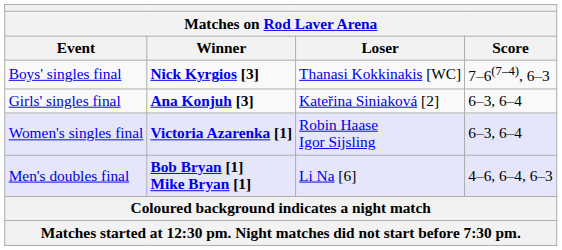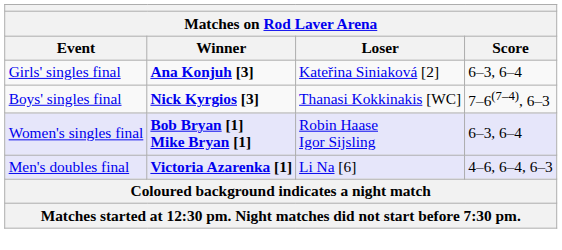rows swapped: (65, 100) <-> (65, 74)
(221, 133) Victoria Azarenka [1] -> (201, 133) Bob Bryan [1] Mike Bryan [1]
(201, 175) Bob Bryan [1] Mike Bryan [1] -> (221, 166) Victoria Azarenka [1]
